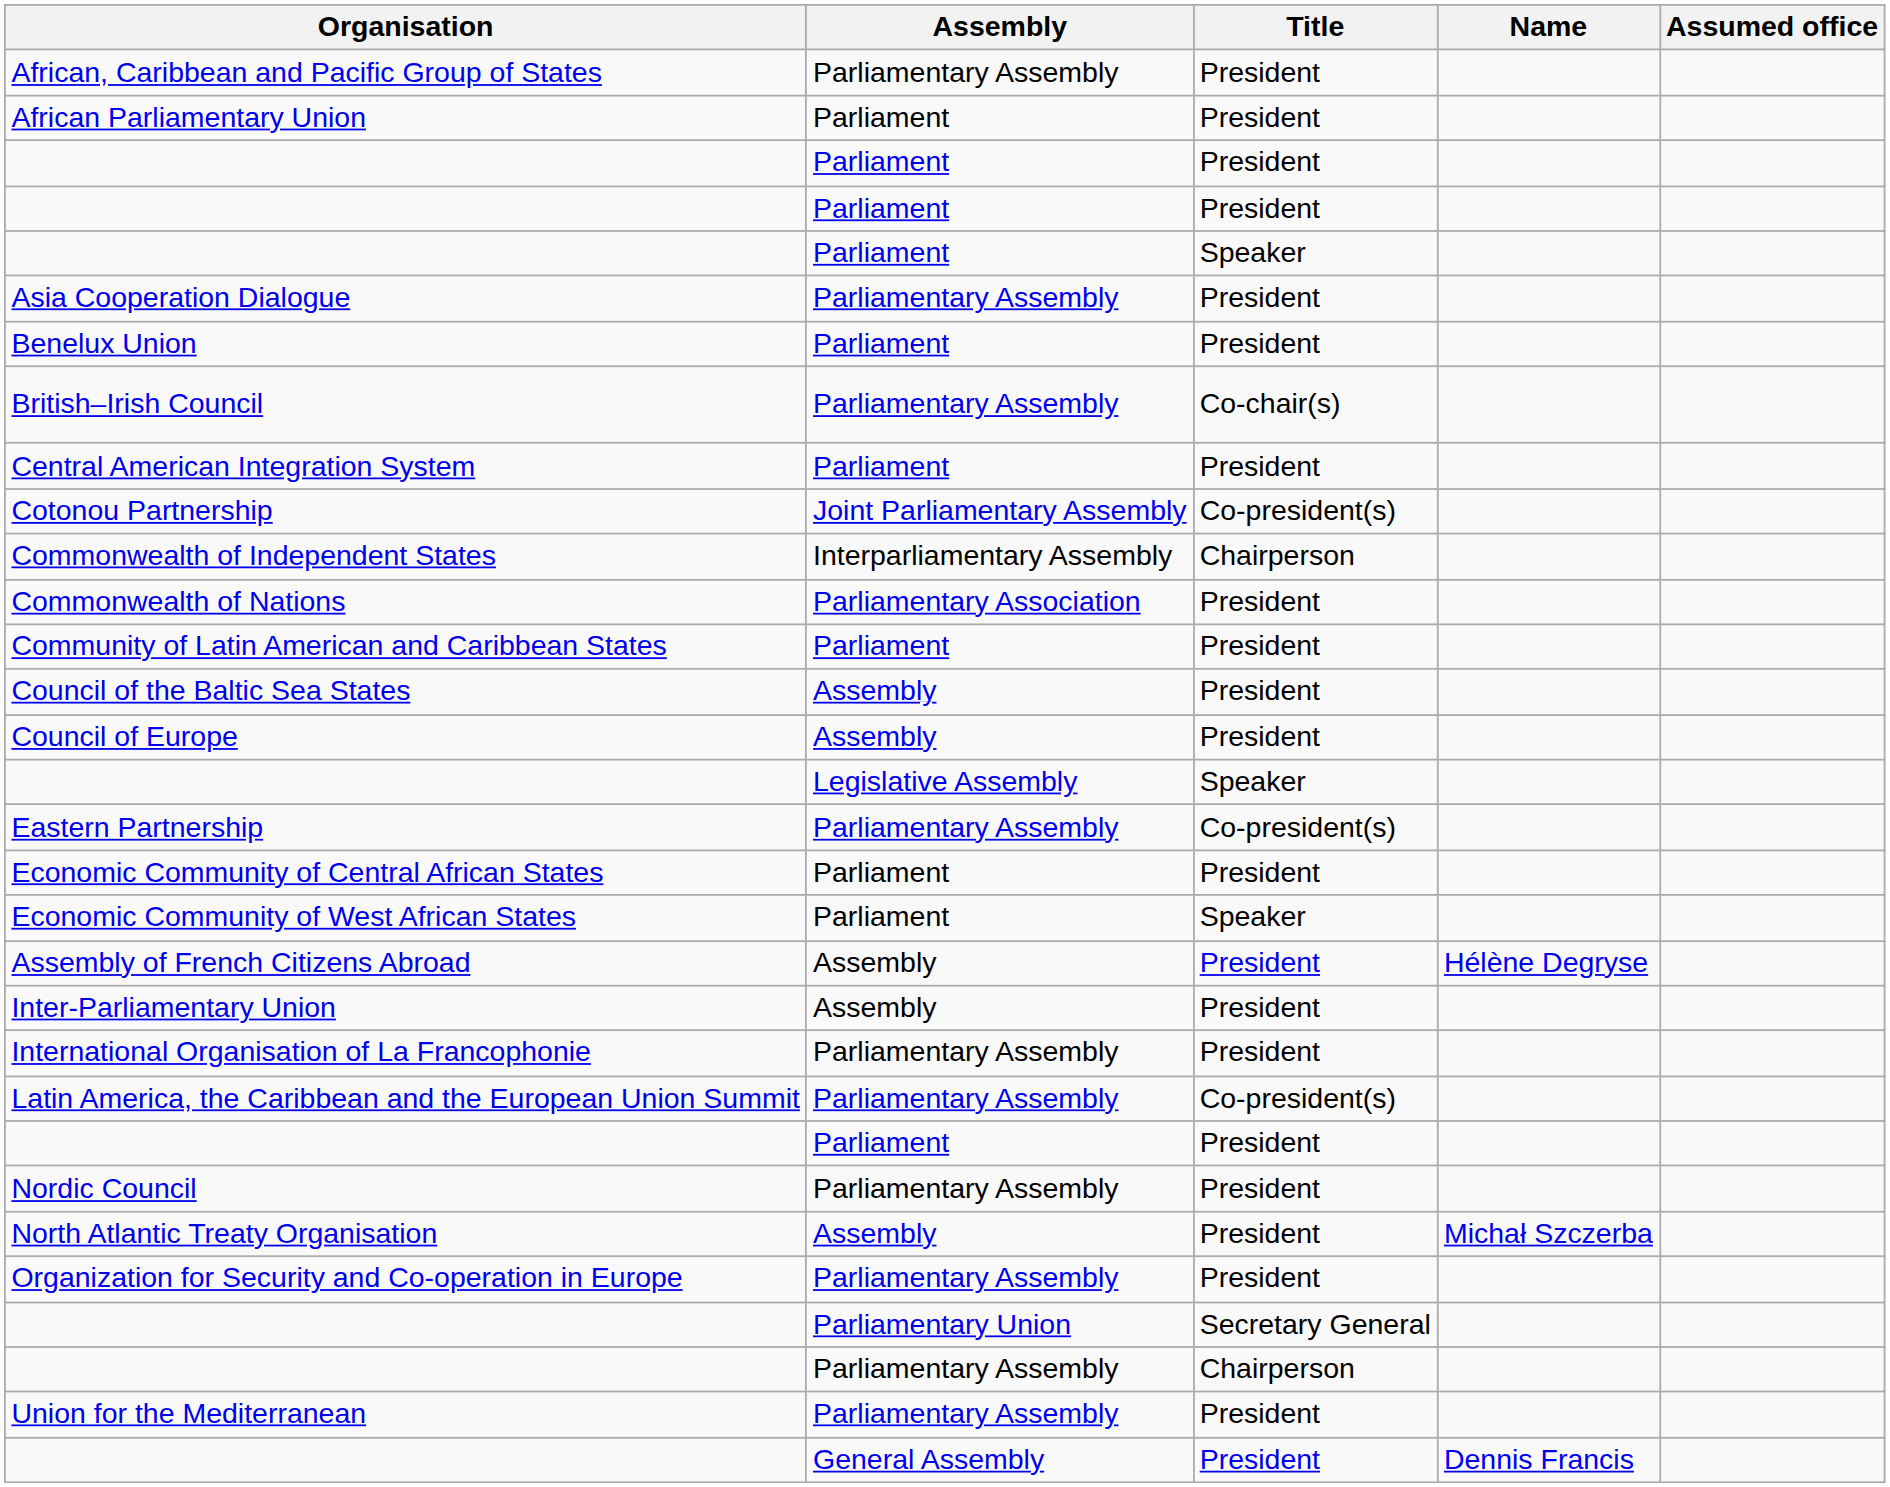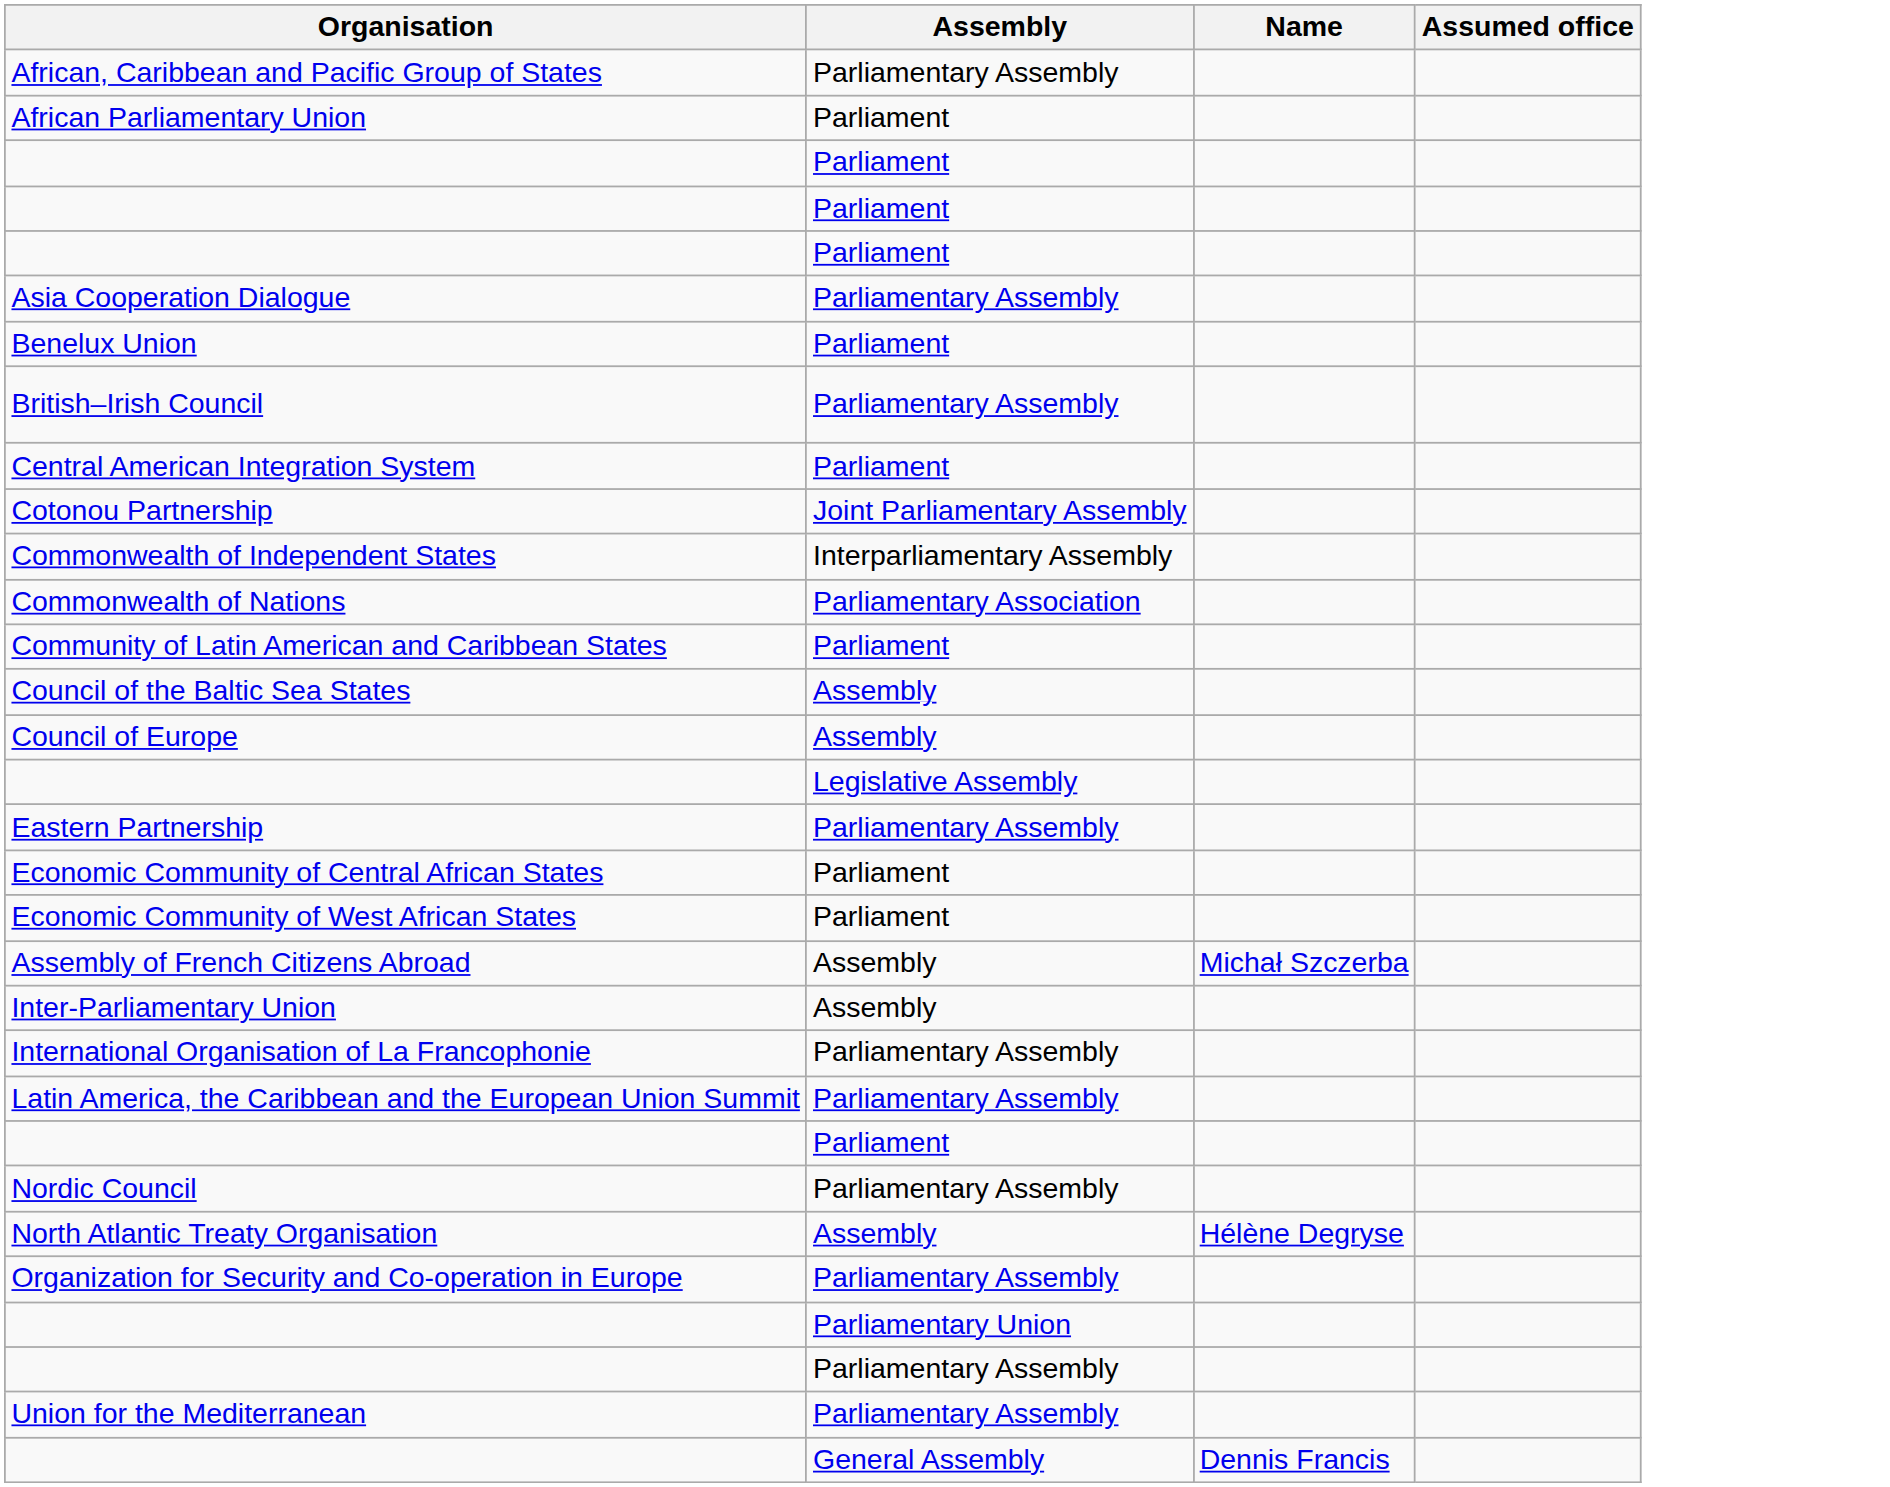- column: (1315, 27)
(1546, 962) Hélène Degryse -> (1304, 962) Michał Szczerba
(1548, 1233) Michał Szczerba -> (1302, 1233) Hélène Degryse
